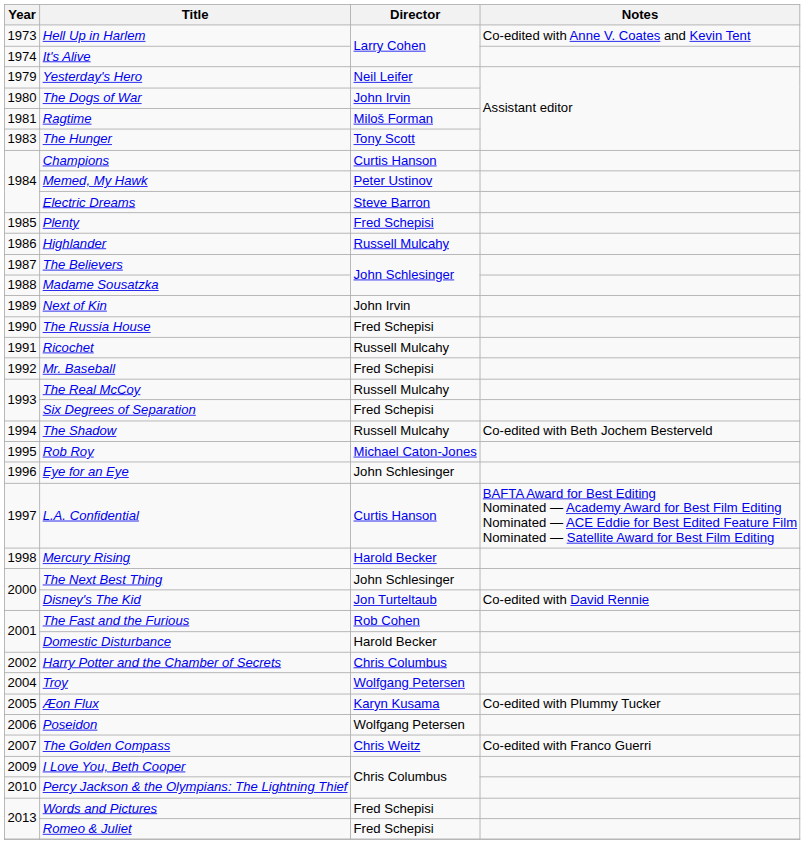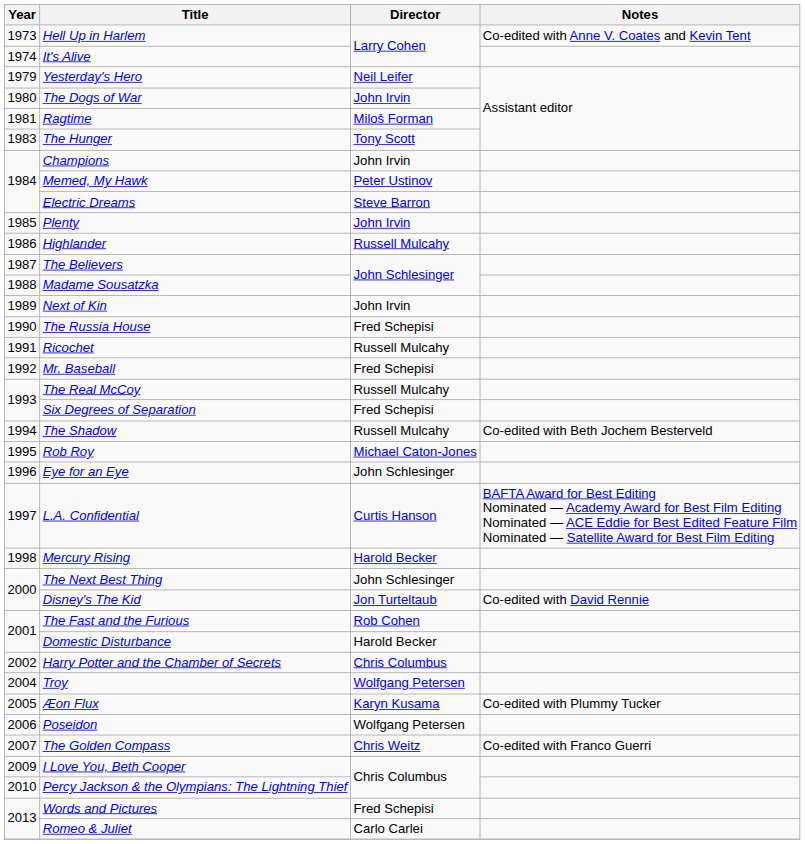(395, 160) Curtis Hanson -> (382, 160) John Irvin
(394, 222) Fred Schepisi -> (382, 222) John Irvin
(394, 829) Fred Schepisi -> (388, 829) Carlo Carlei
